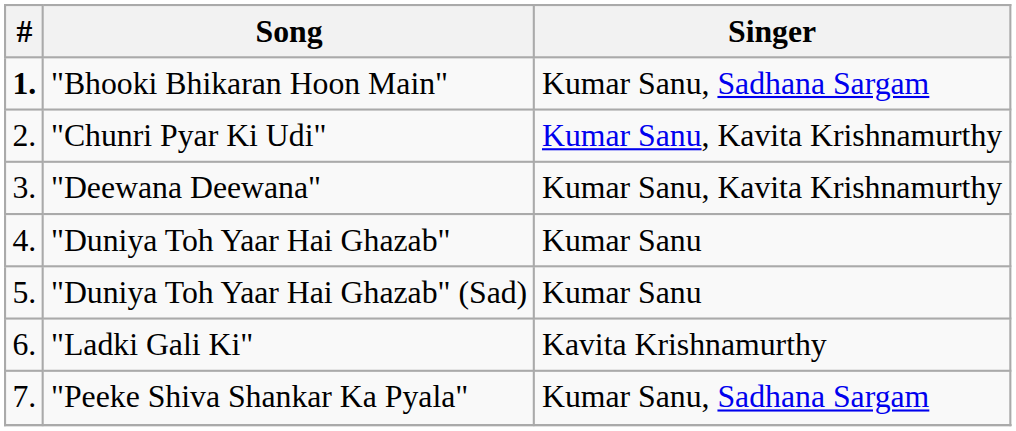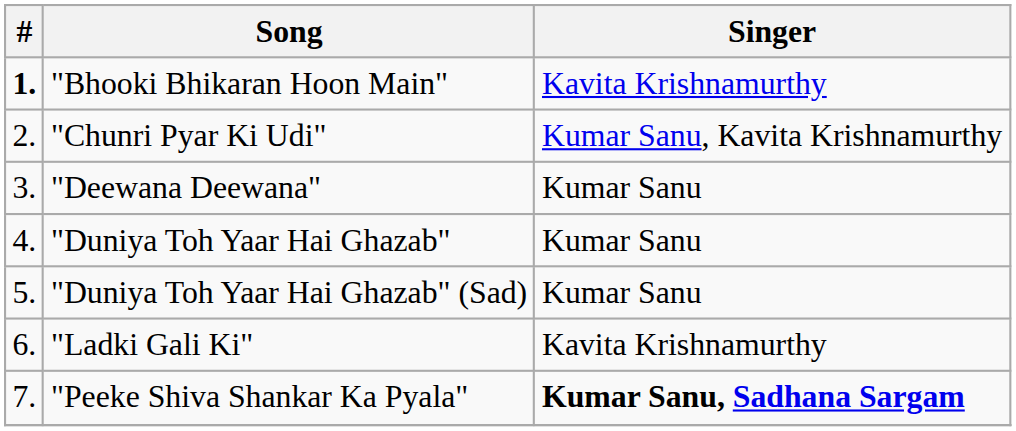(736, 83) Kumar Sanu, Sadhana Sargam -> (684, 83) Kavita Krishnamurthy
(772, 188) Kumar Sanu, Kavita Krishnamurthy -> (622, 188) Kumar Sanu
(736, 397) normal -> (753, 397) bold
